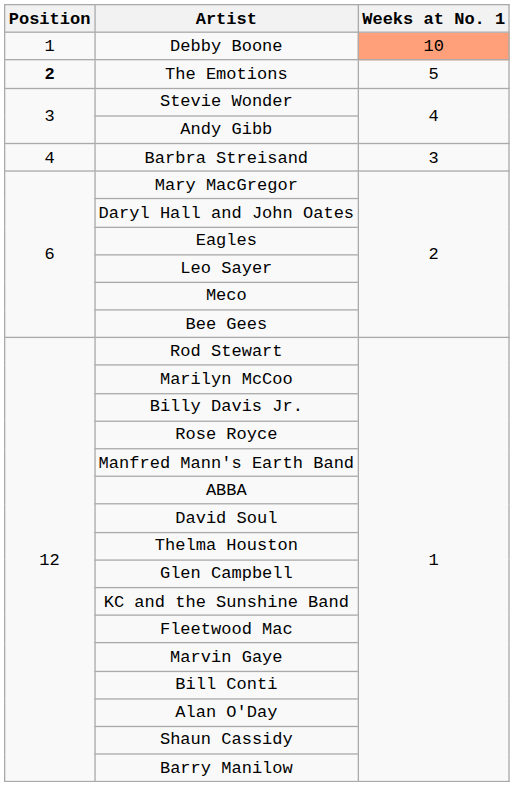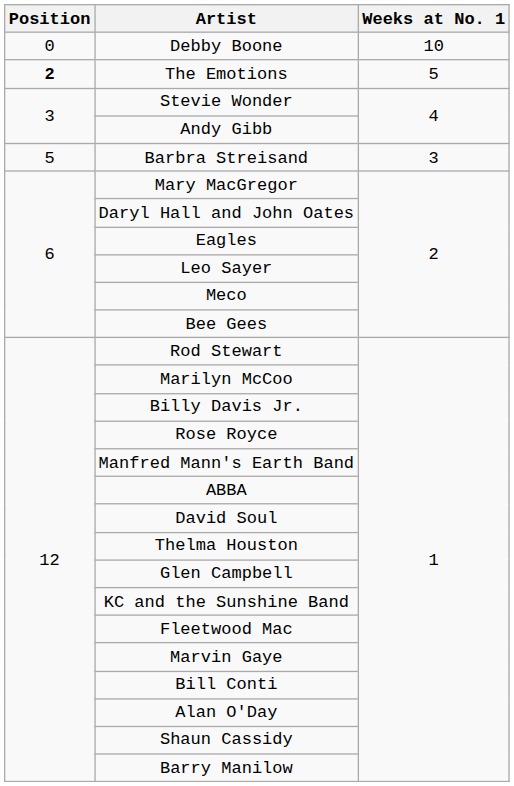(50, 46) 1 -> (50, 46) 0
(434, 46) lightsalmon background -> (434, 46) no background
(50, 157) 4 -> (50, 157) 5
